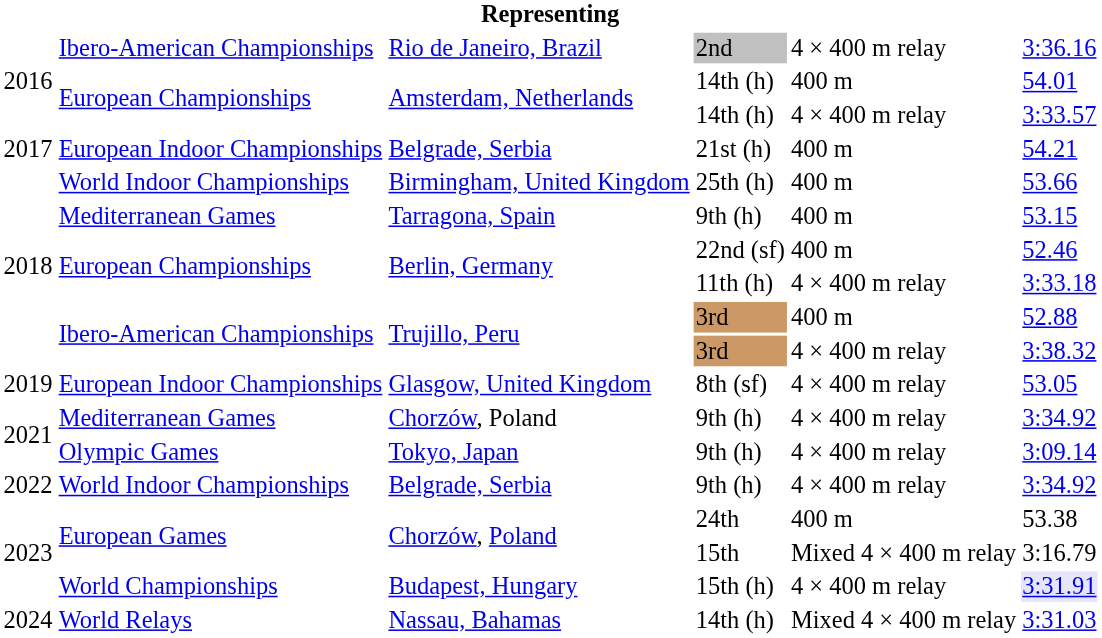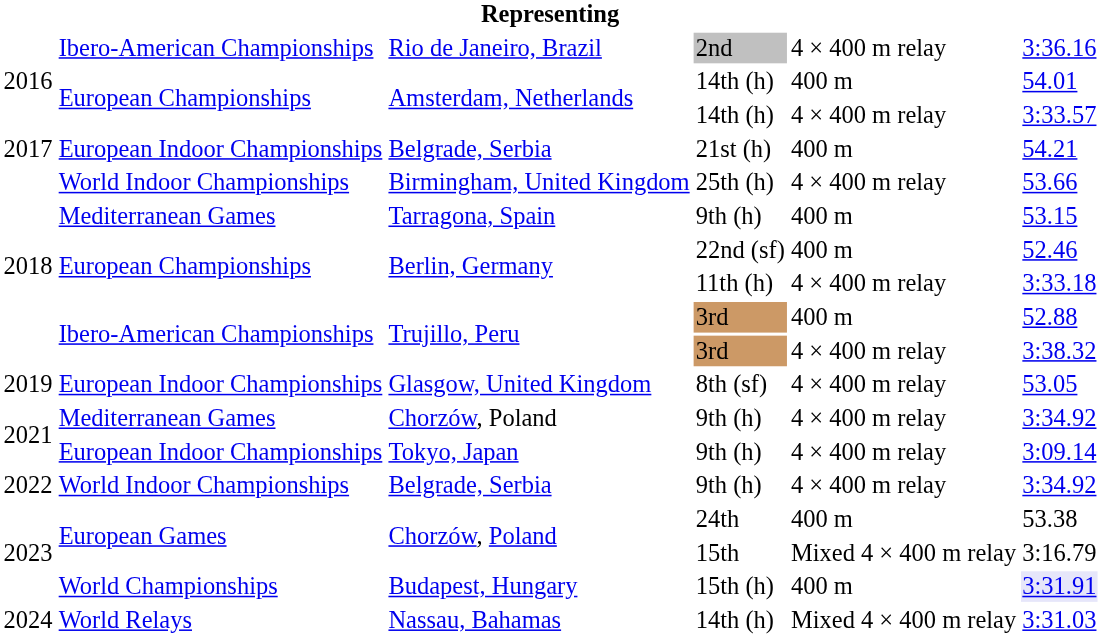(822, 182) 400 m -> (869, 182) 4 × 400 m relay
(139, 451) Olympic Games -> (220, 451) European Indoor Championships
(869, 586) 4 × 400 m relay -> (822, 586) 400 m
